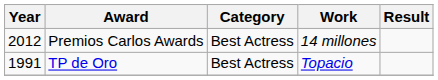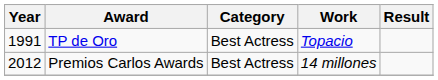rows swapped: (83, 64) <-> (126, 40)
